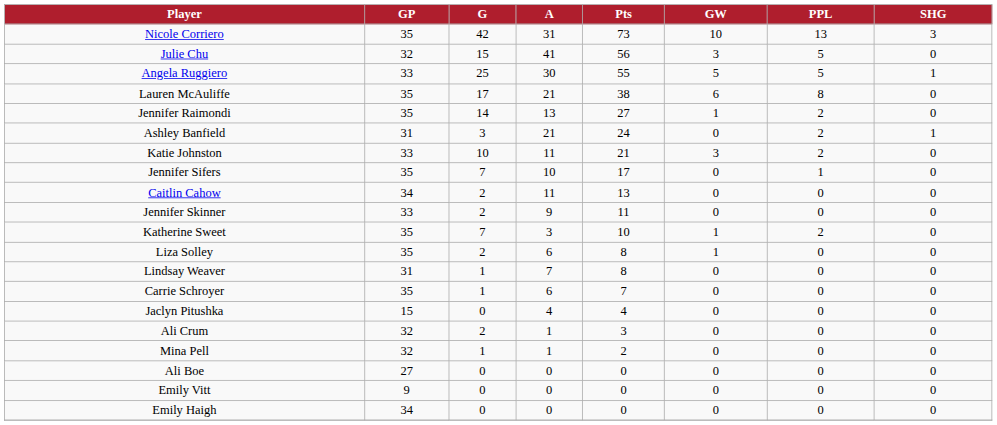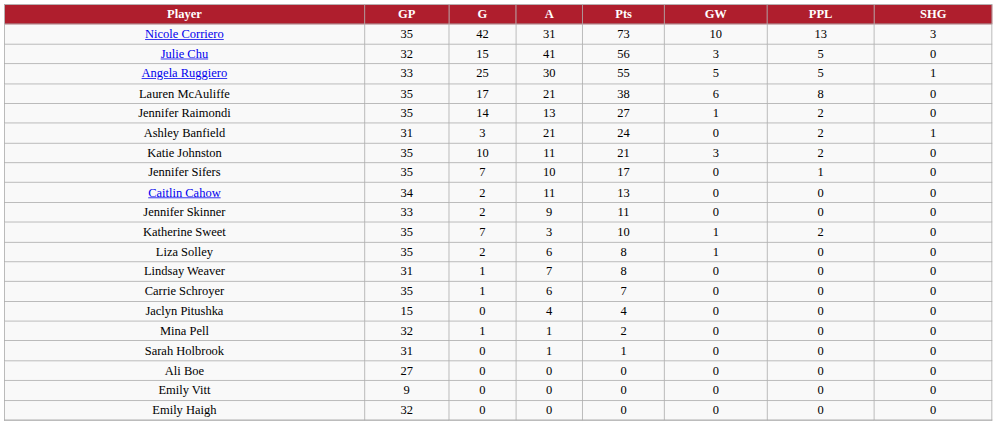(407, 152) 33 -> (407, 152) 35
- row: (184, 331)
+ row: (184, 350)
(407, 410) 34 -> (407, 410) 32
